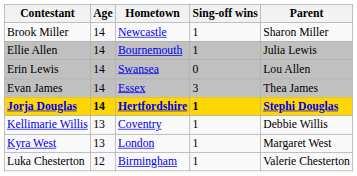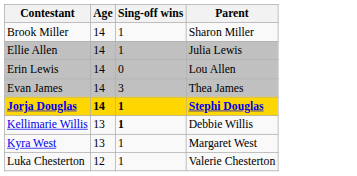- column: (153, 13)
(196, 124) normal -> (121, 124) bold
